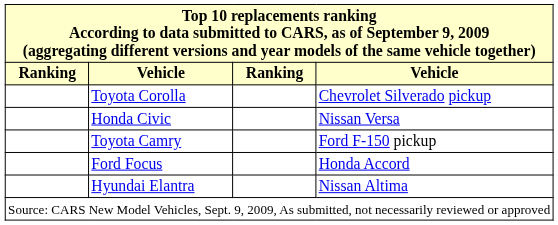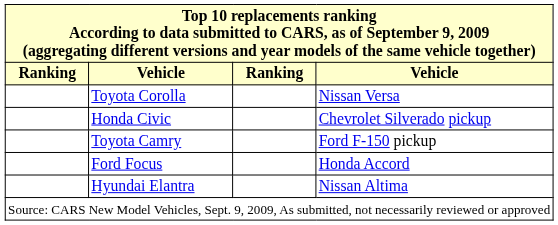(405, 96) Chevrolet Silverado pickup -> (359, 96) Nissan Versa
(359, 118) Nissan Versa -> (405, 118) Chevrolet Silverado pickup
